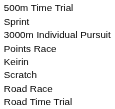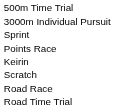rows swapped: (17, 21) <-> (57, 35)
